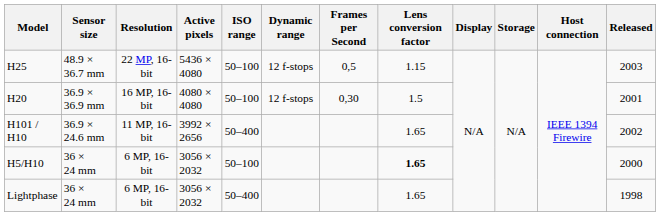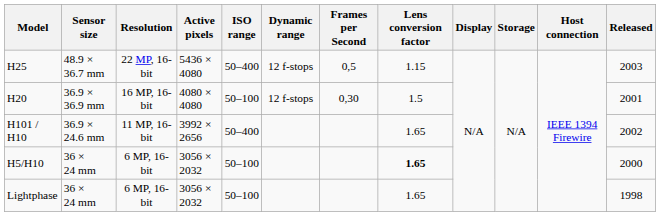(242, 66) 50–100 -> (242, 66) 50–400
(242, 195) 50–400 -> (242, 195) 50–100
